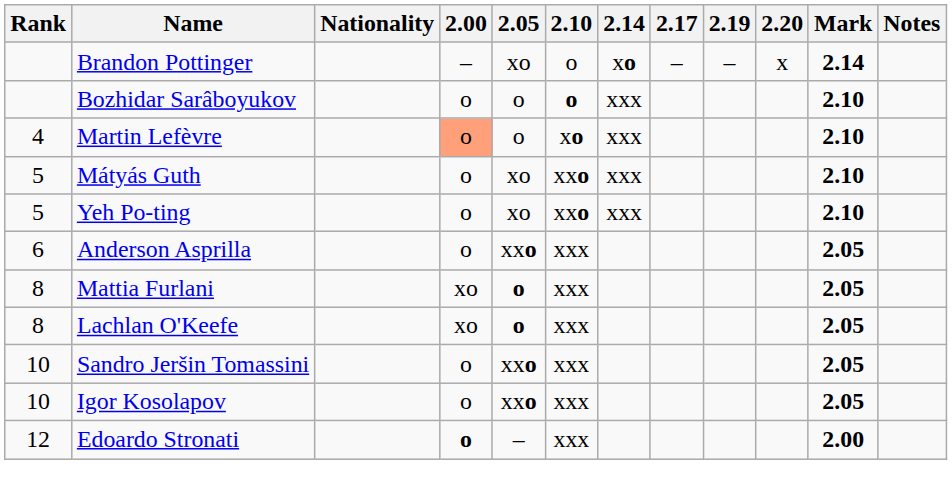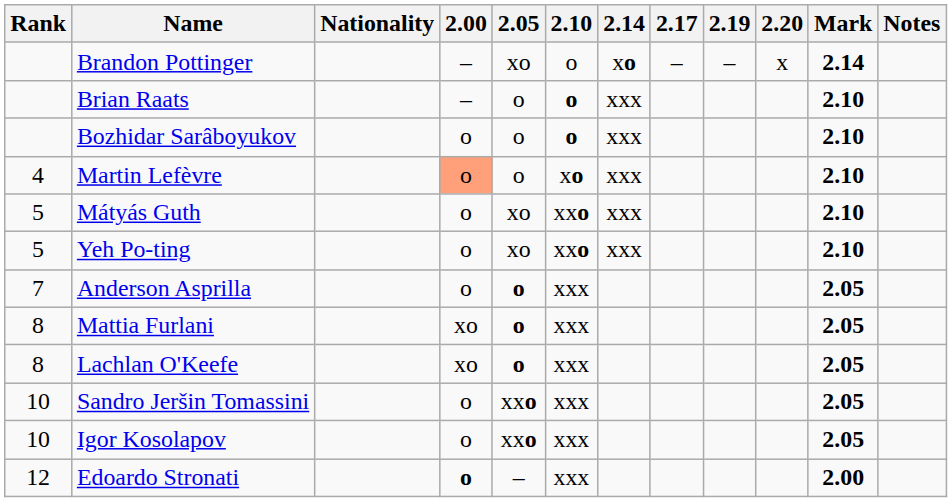+ row: (133, 99)
(38, 250) 6 -> (38, 288) 7
(519, 250) xxo -> (519, 288) o
